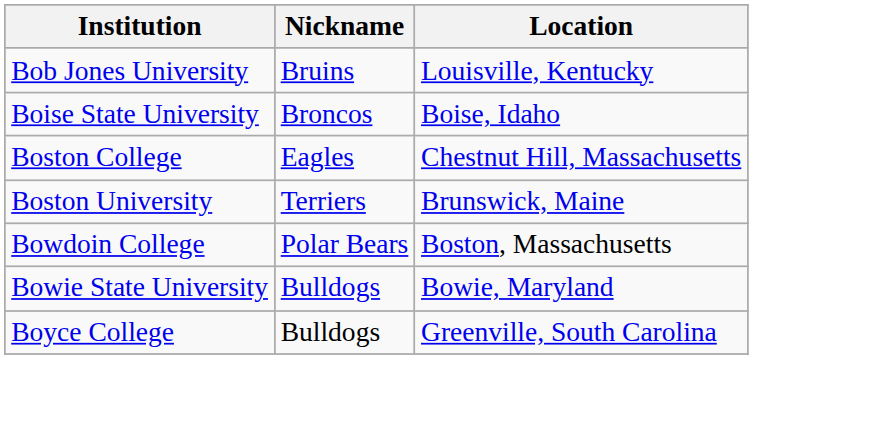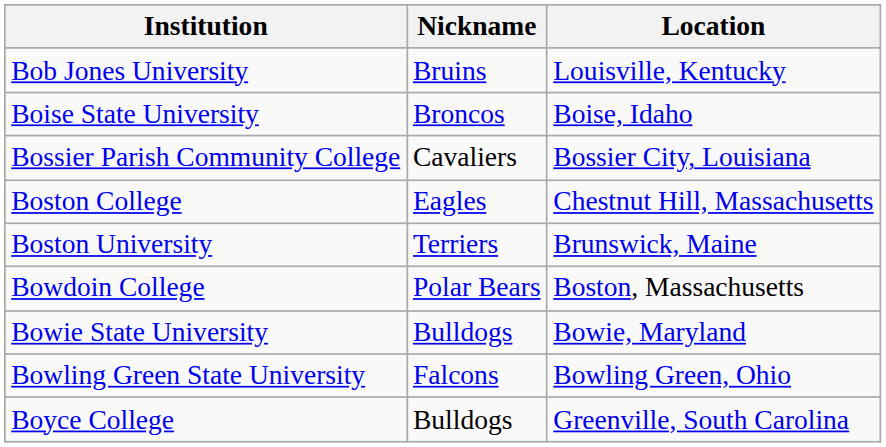+ row: (206, 157)
+ row: (188, 375)
